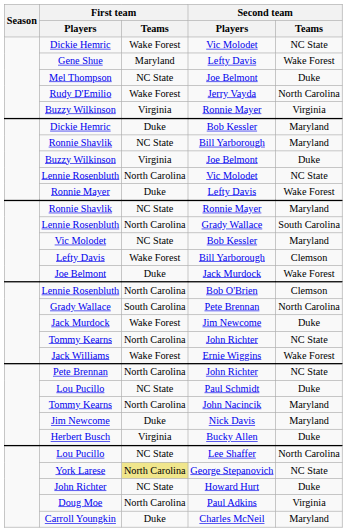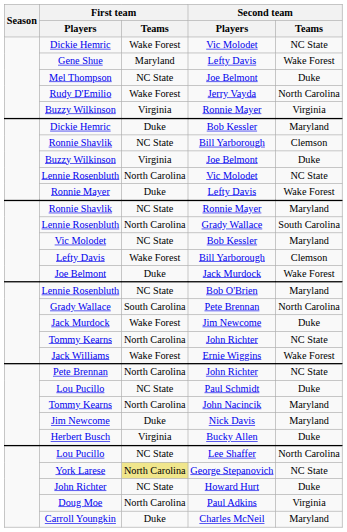(309, 143) Maryland -> (309, 143) Clemson
(155, 290) North Carolina -> (155, 290) NC State
(309, 290) Clemson -> (309, 290) Maryland
